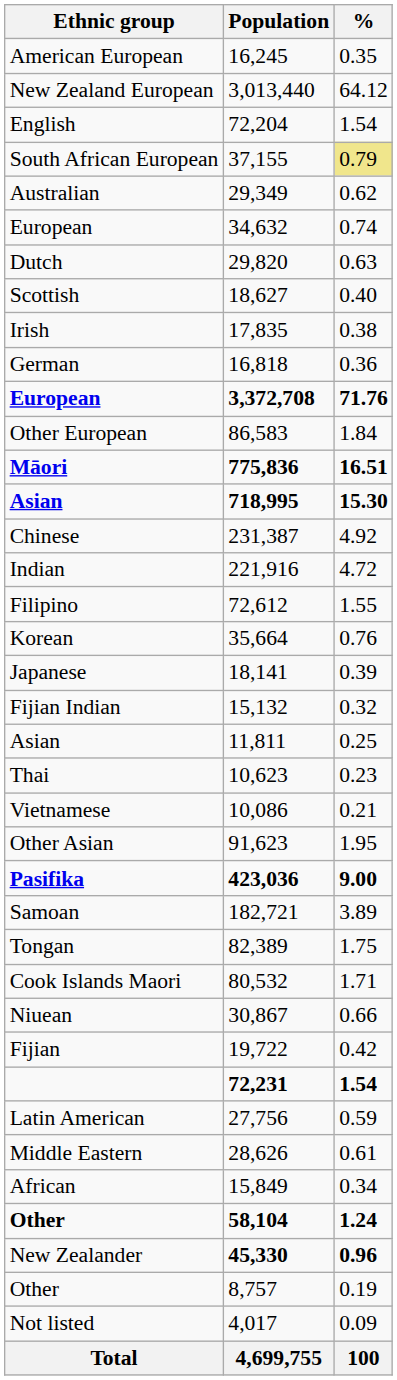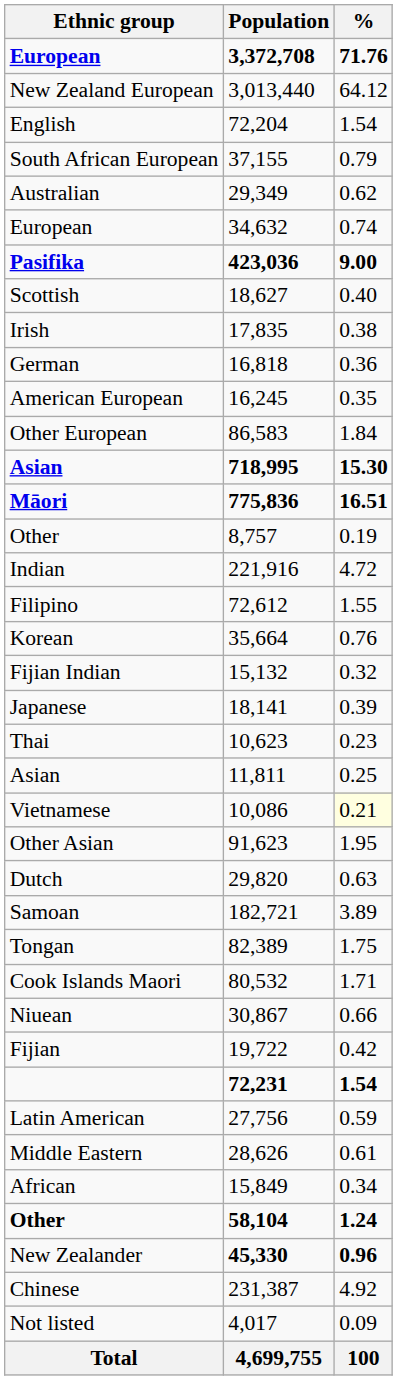rows swapped: (55, 398) <-> (96, 55)
(358, 158) khaki background -> (358, 158) no background
rows swapped: (36, 261) <-> (47, 878)
rows swapped: (38, 466) <-> (36, 501)
rows swapped: (44, 535) <-> (34, 1289)
rows swapped: (48, 672) <-> (65, 706)
rows swapped: (35, 741) <-> (29, 775)
(358, 809) no background -> (358, 809) lightyellow background
